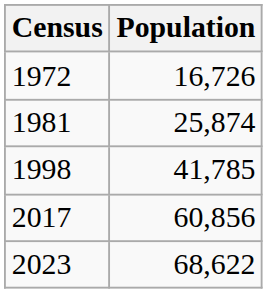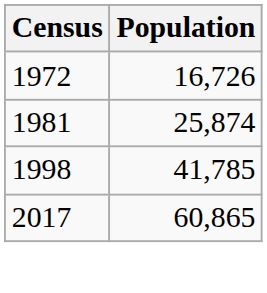(214, 216) 60,856 -> (214, 216) 60,865
- row: (42, 264)
